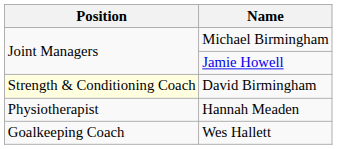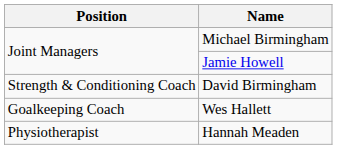(102, 86) lightyellow background -> (102, 86) no background
rows swapped: (237, 132) <-> (251, 109)
